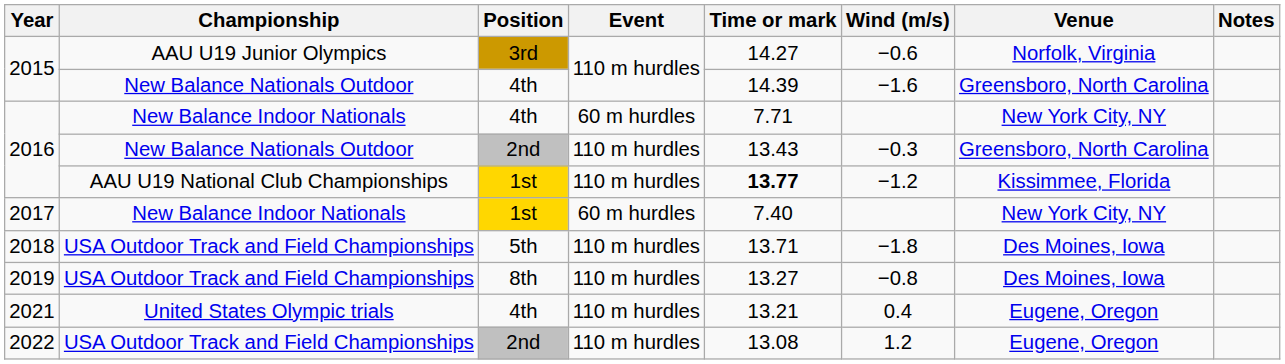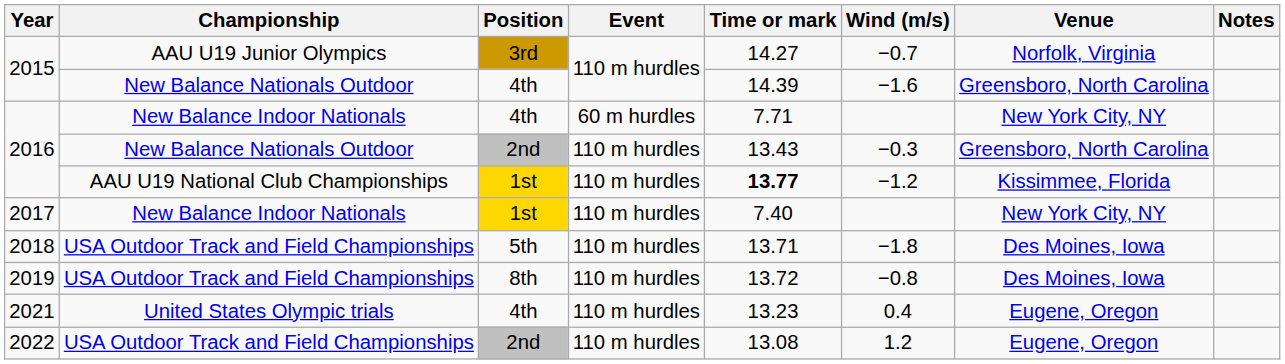(898, 52) −0.6 -> (898, 52) −0.7
(636, 213) 60 m hurdles -> (636, 213) 110 m hurdles
(773, 278) 13.27 -> (773, 278) 13.72
(773, 310) 13.21 -> (773, 310) 13.23
